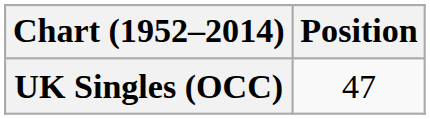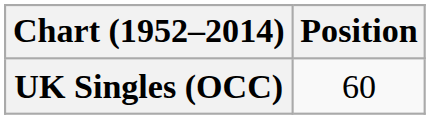(359, 85) 47 -> (359, 85) 60
